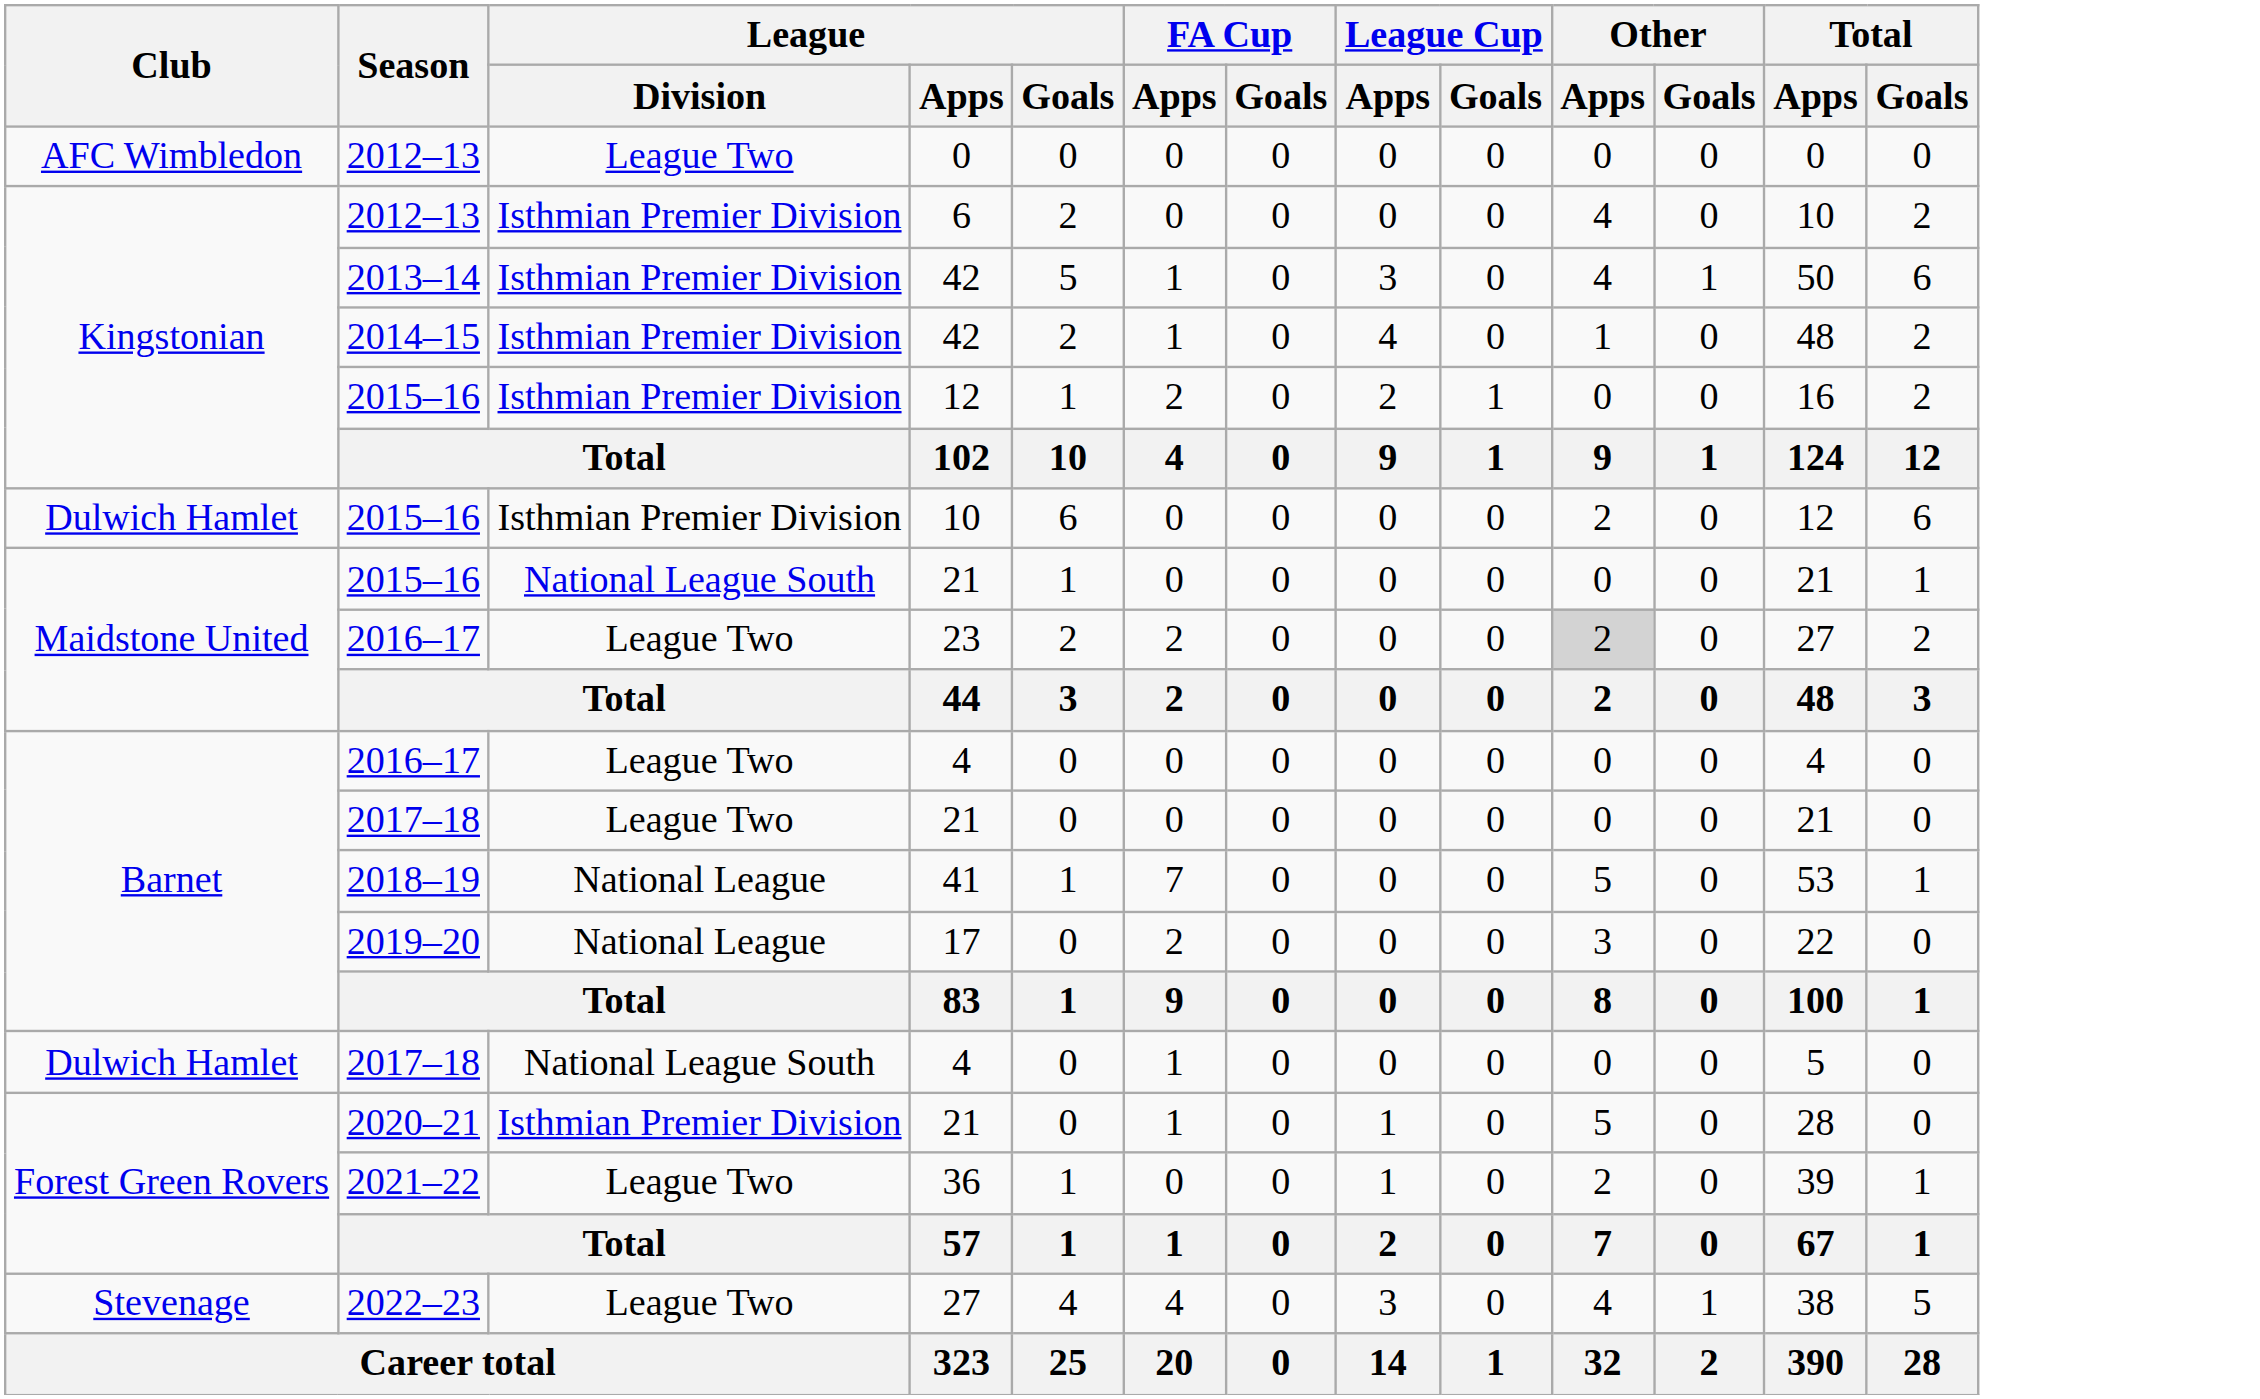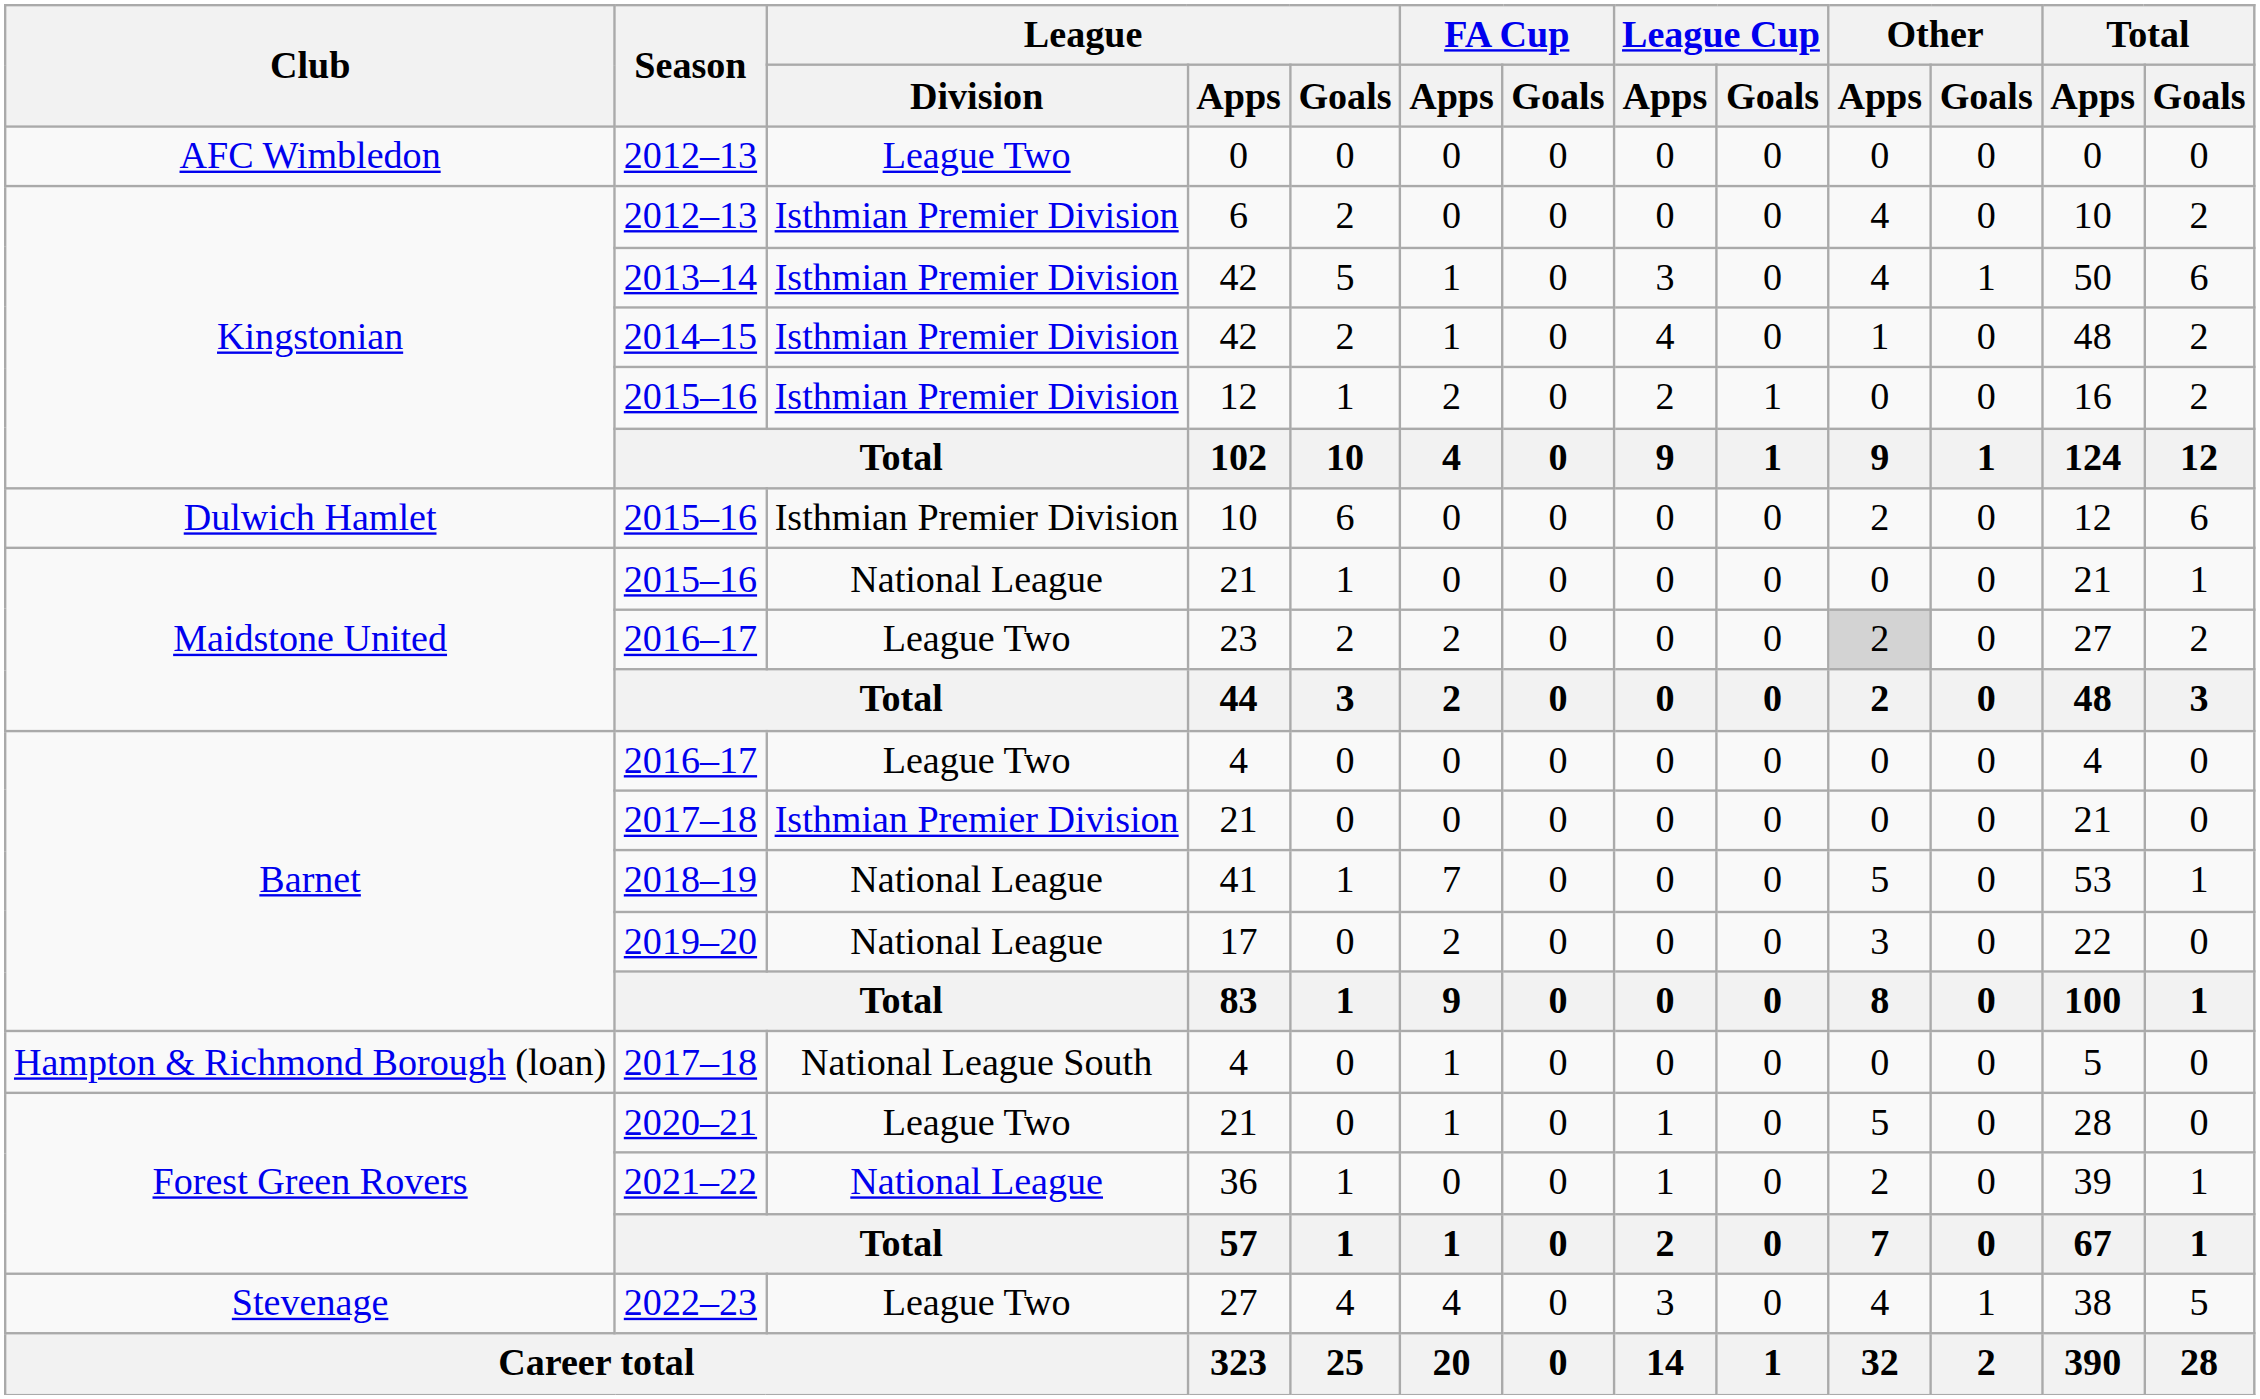(700, 578) National League South -> (977, 578) National League
(700, 819) League Two -> (977, 819) Isthmian Premier Division
(172, 1061) Dulwich Hamlet -> (310, 1061) Hampton & Richmond Borough (loan)
(700, 1121) Isthmian Premier Division -> (977, 1121) League Two
(700, 1182) League Two -> (977, 1182) National League
